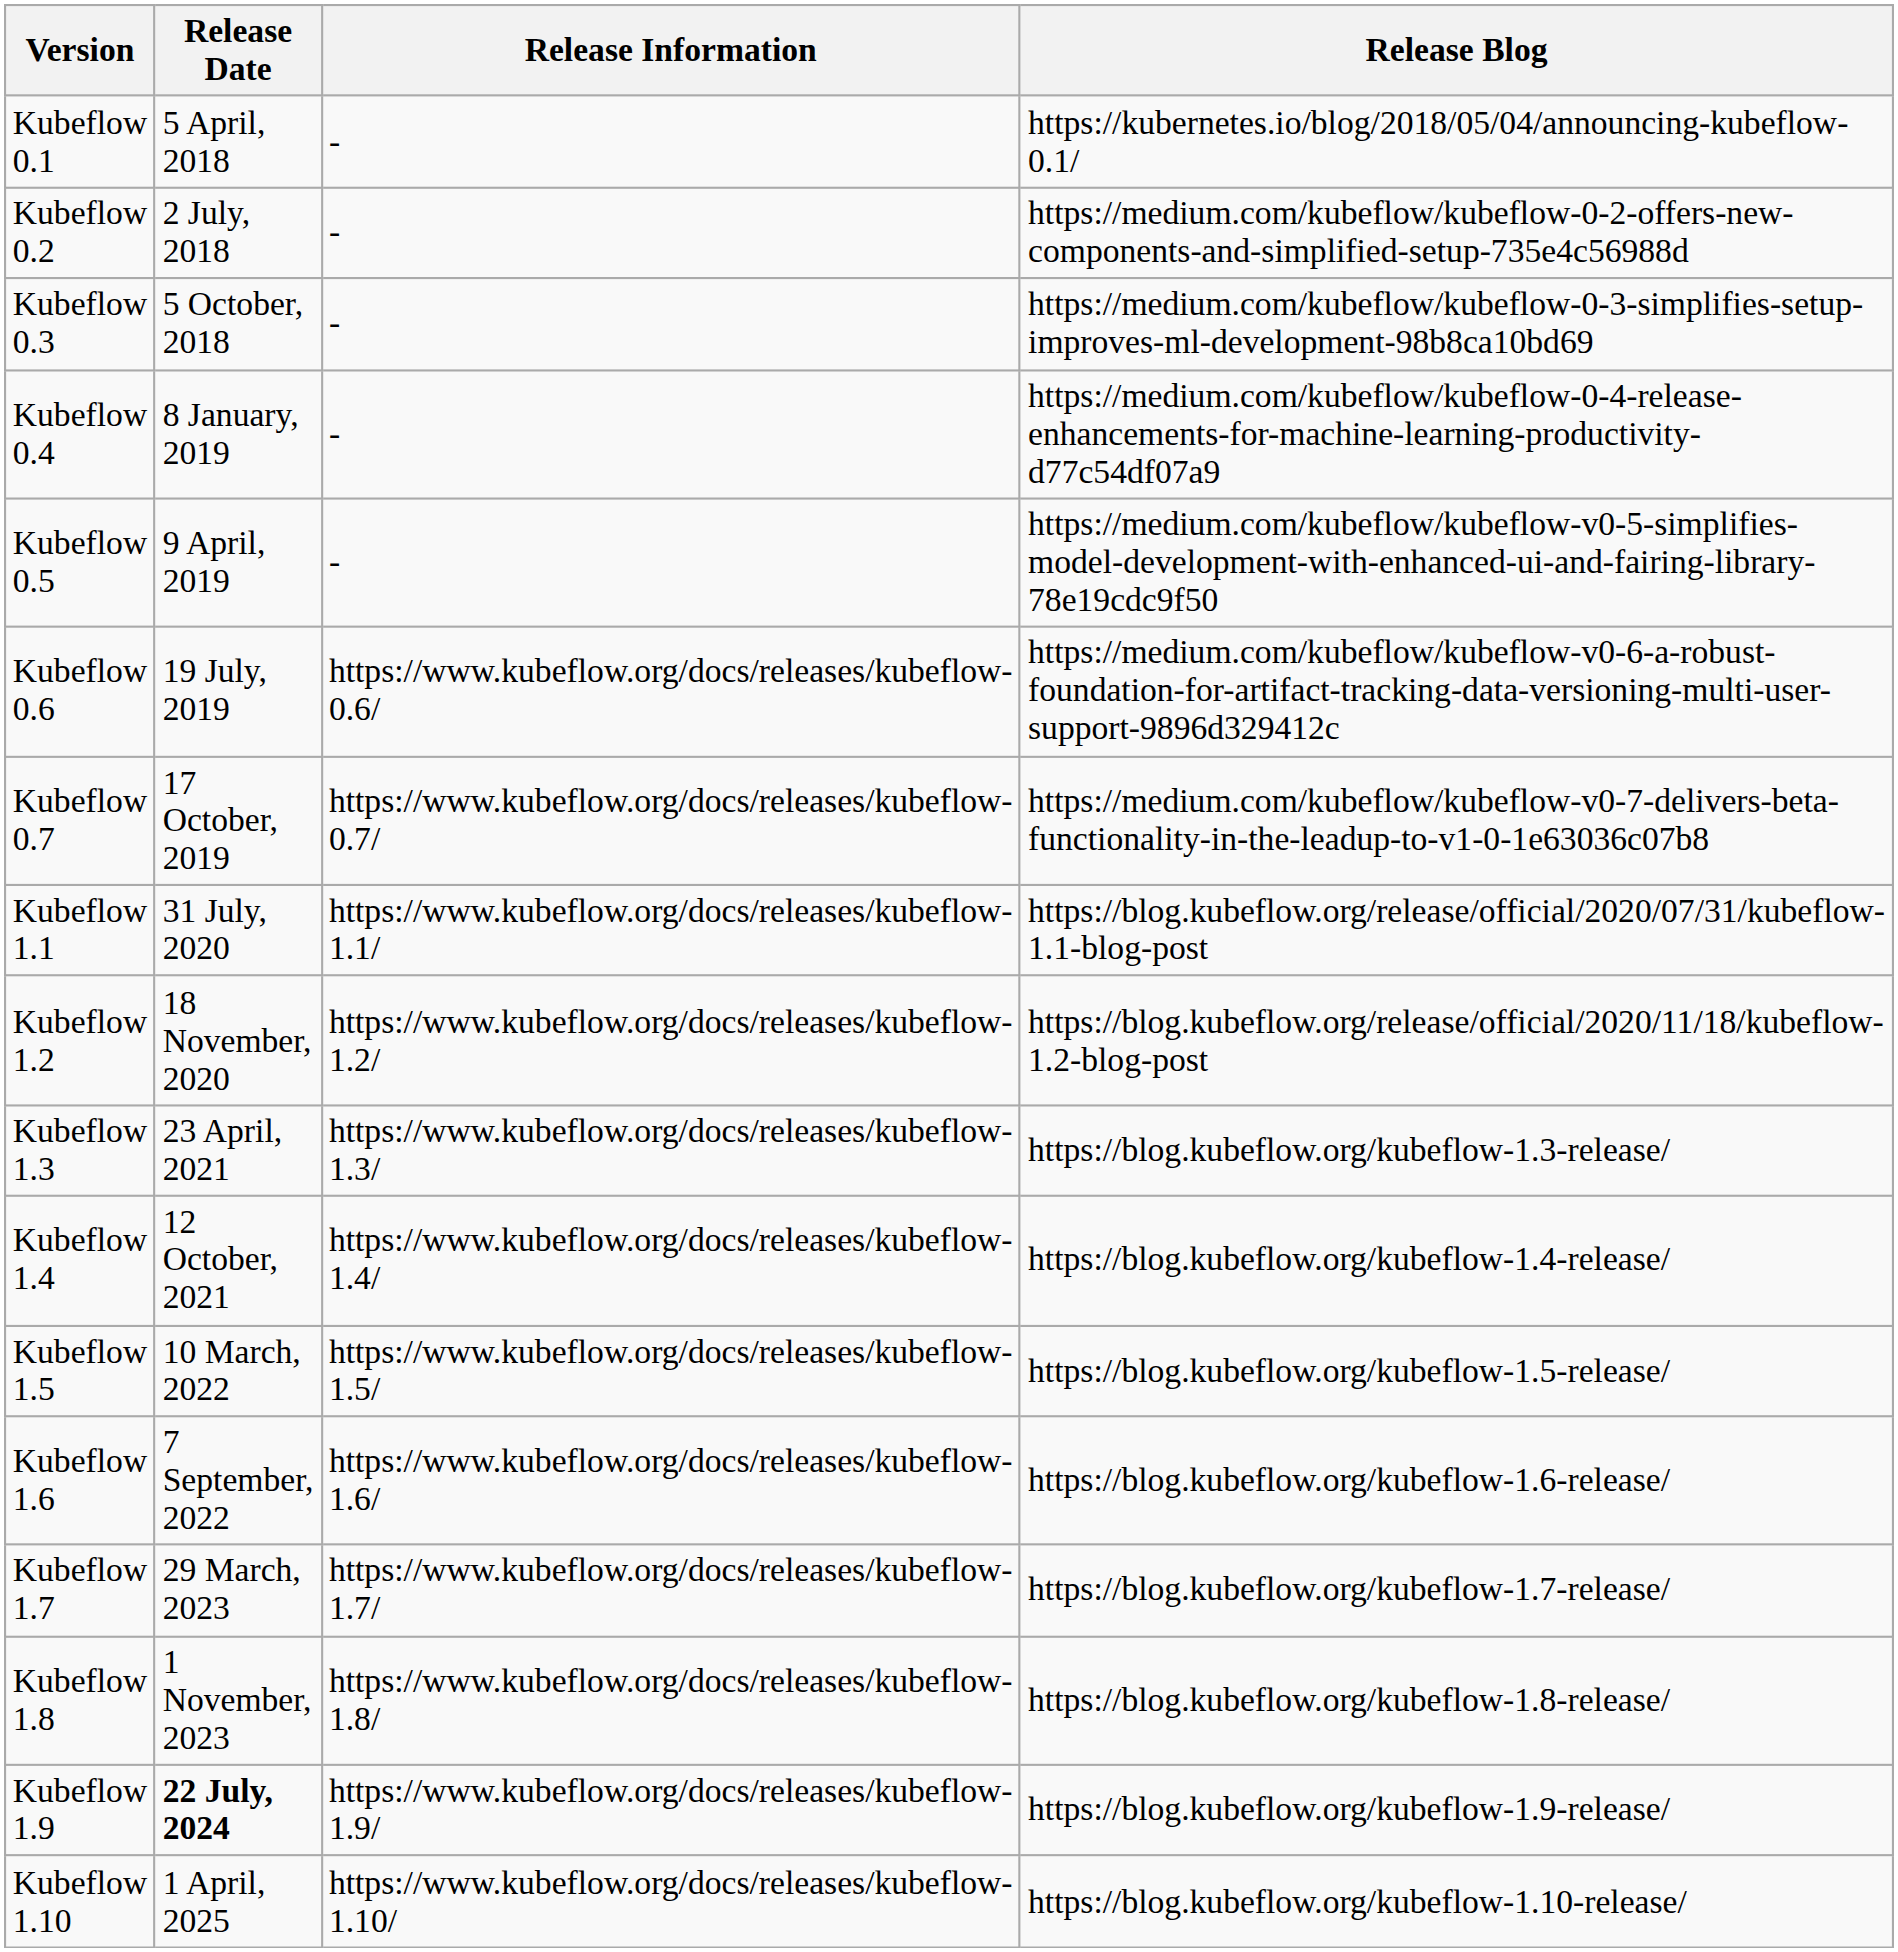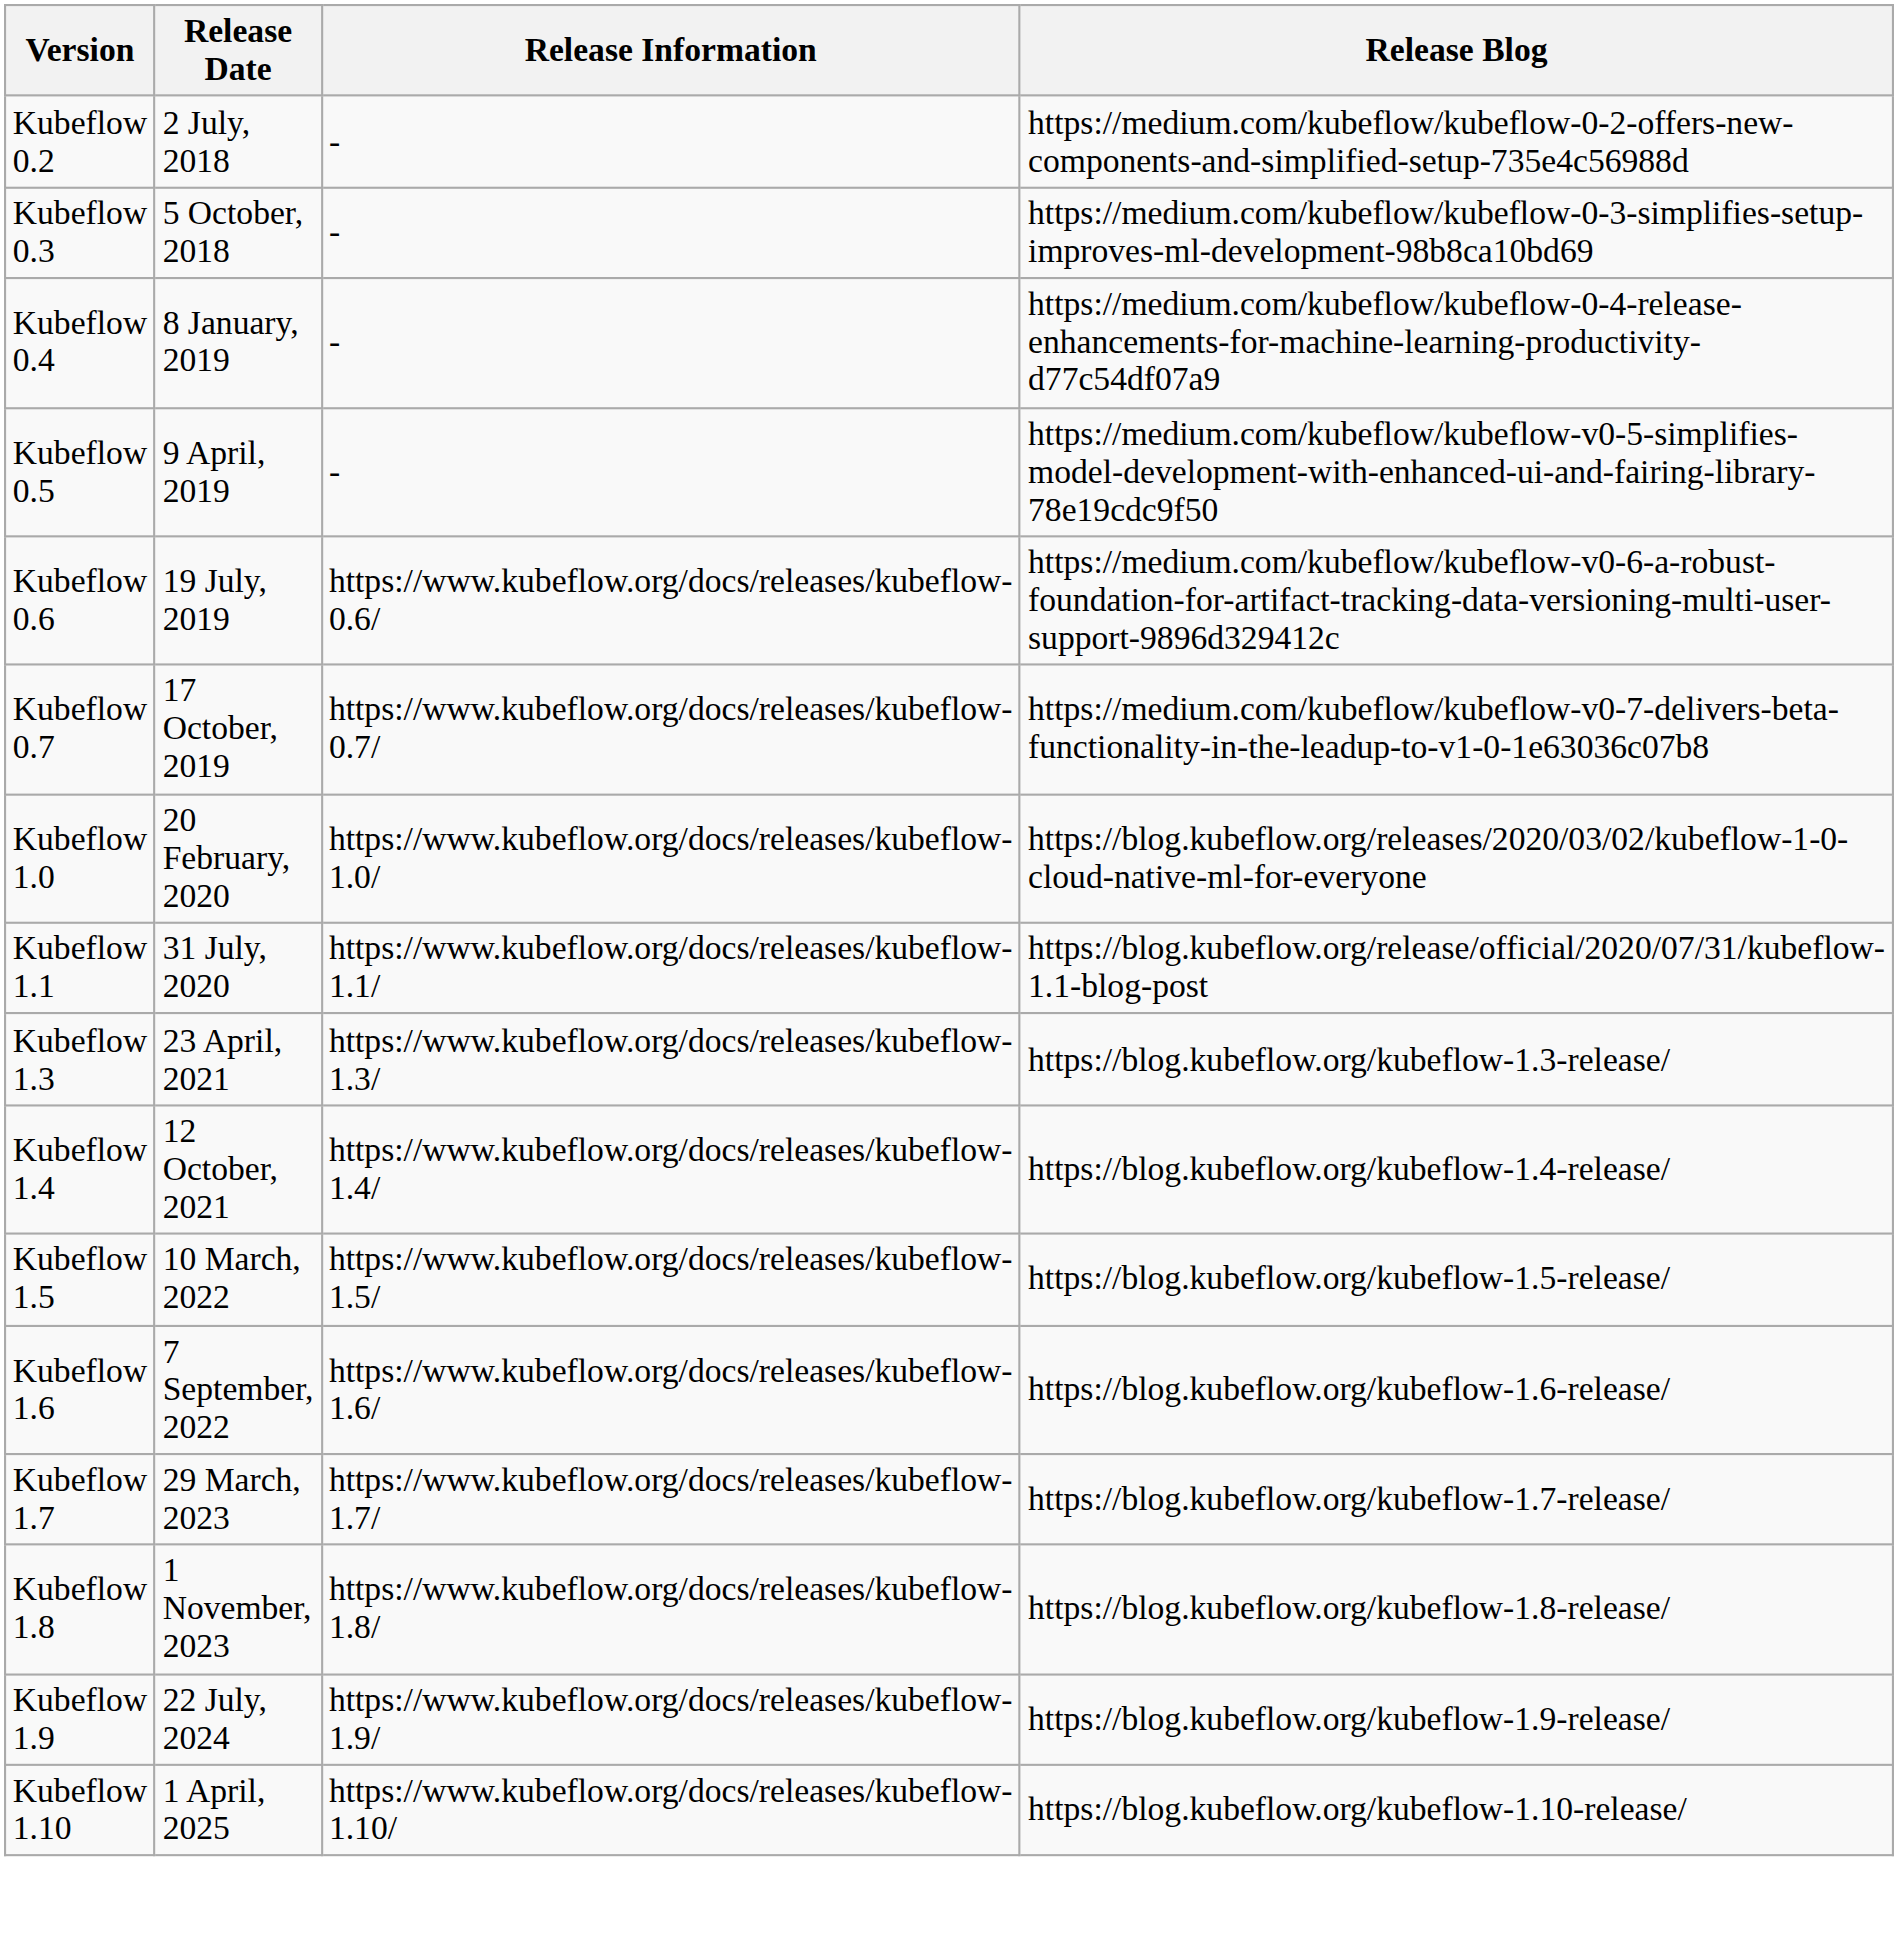- row: (80, 141)
+ row: (80, 857)
- row: (80, 1039)
(218, 1809) bold -> (215, 1718) normal
